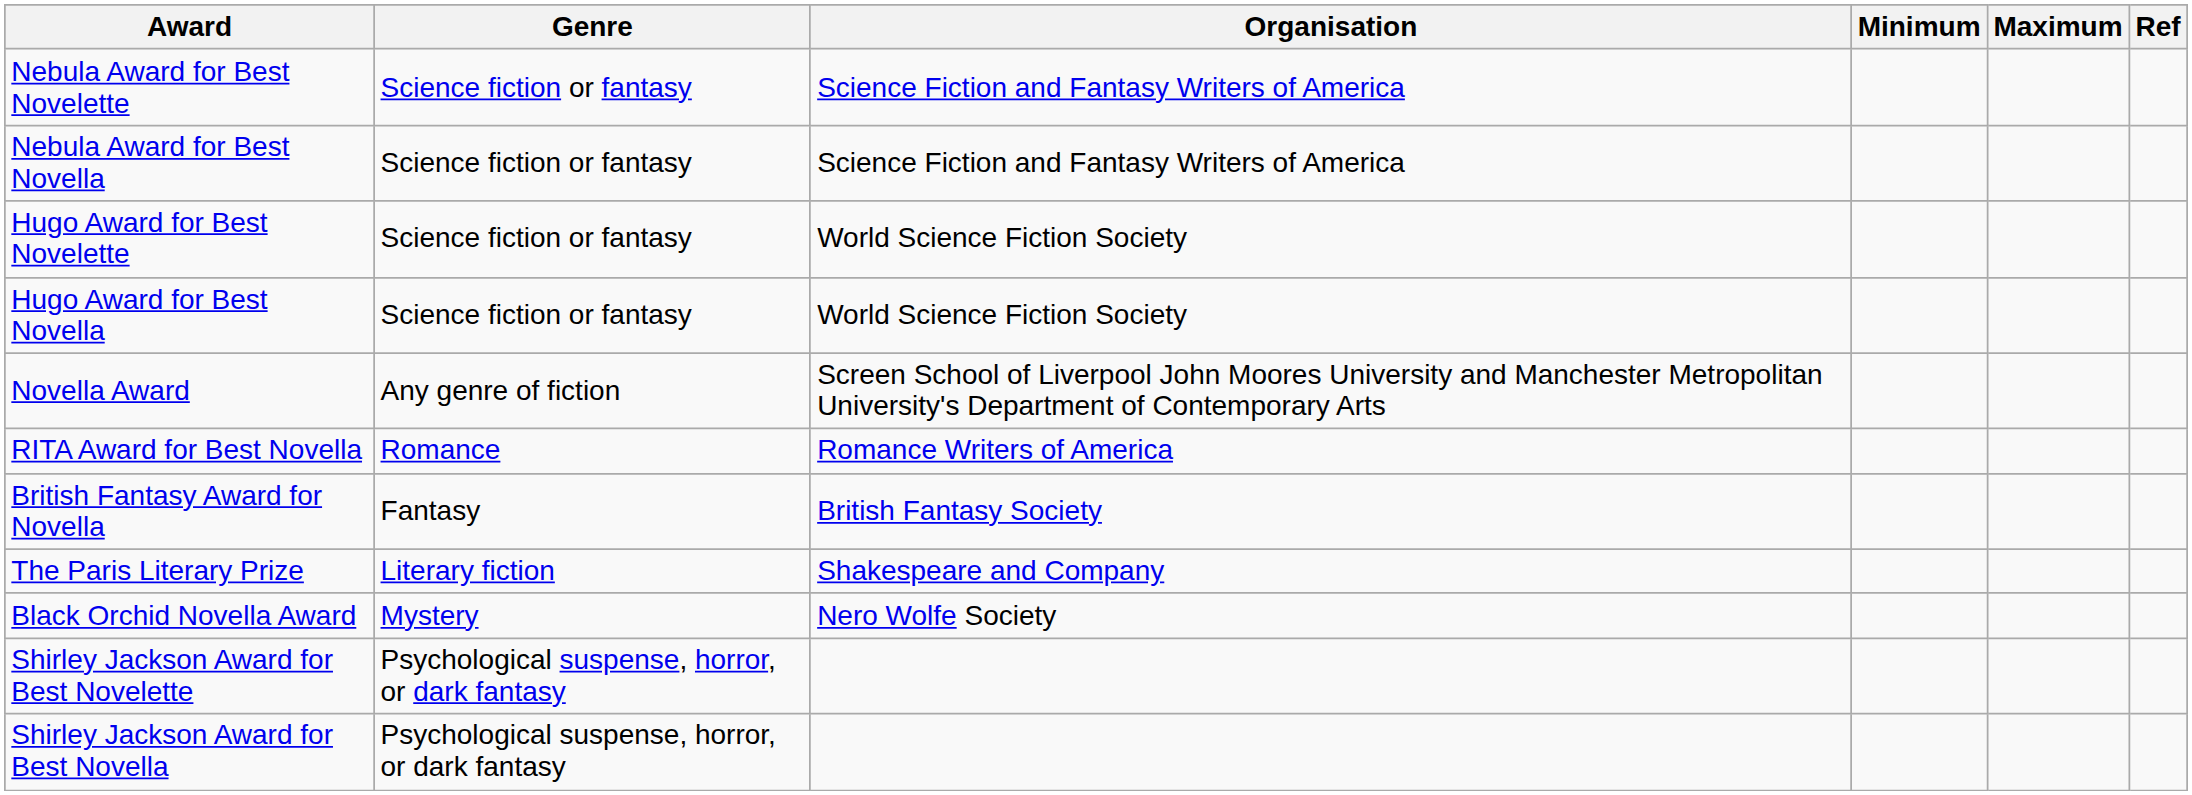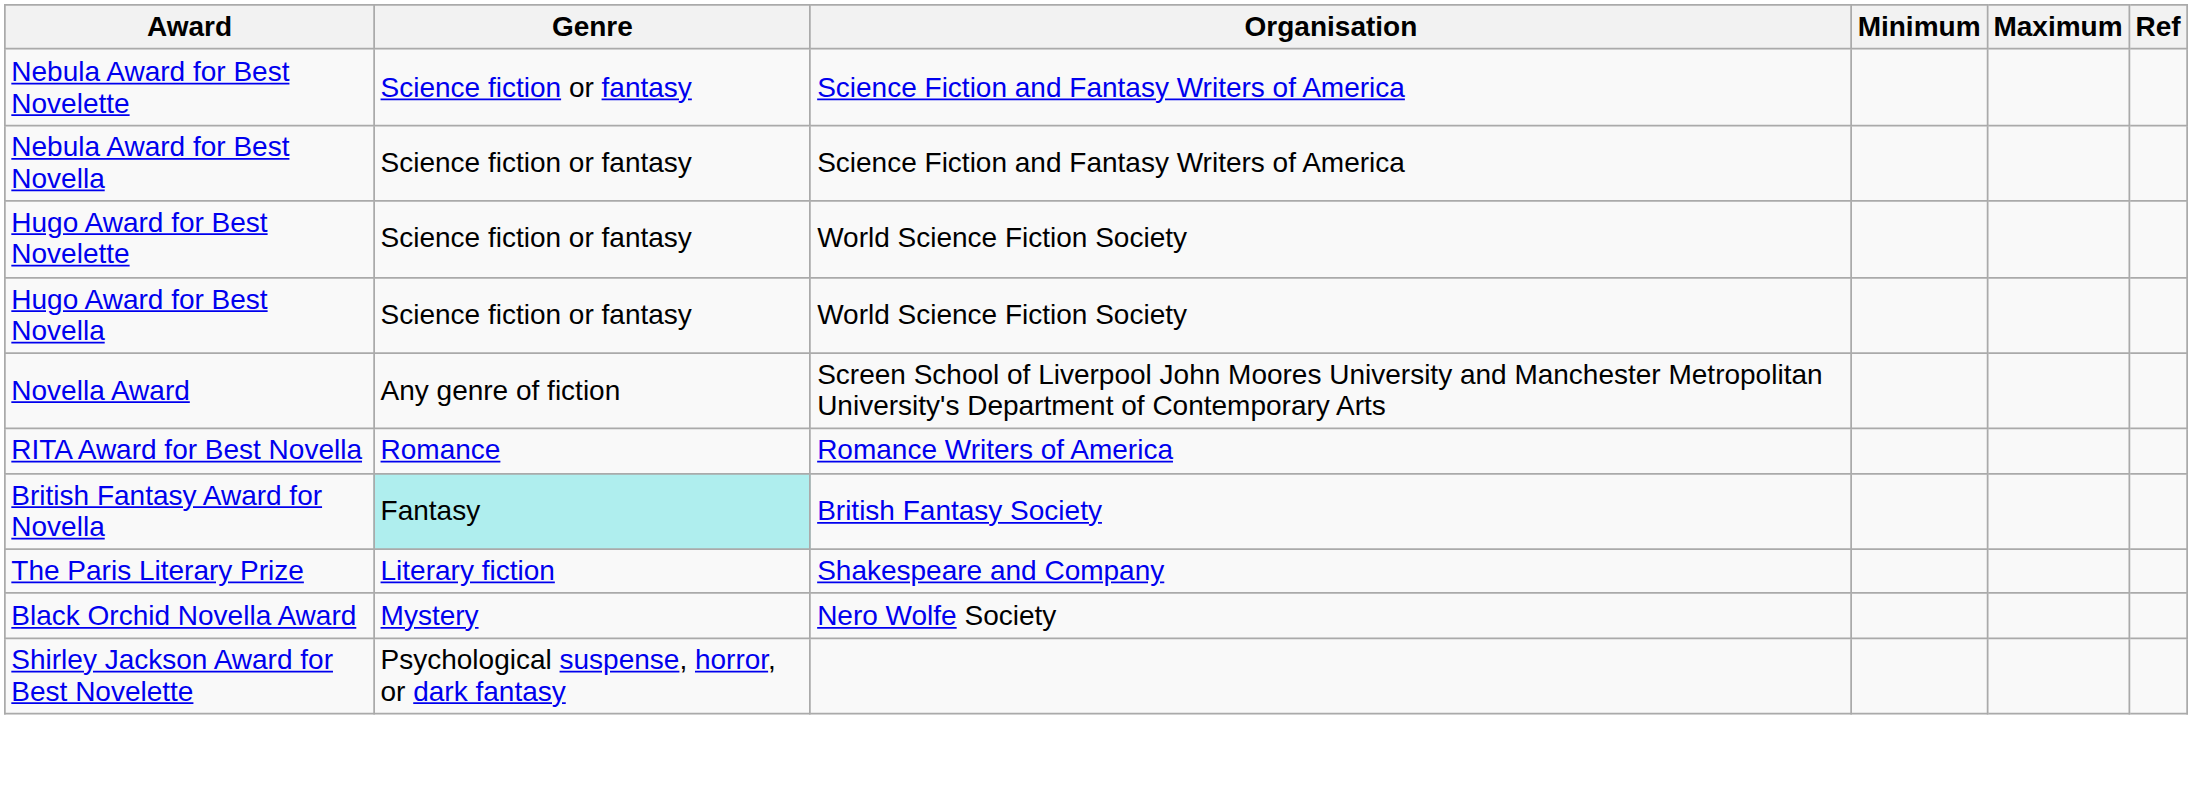(430, 510) no background -> (430, 510) paleturquoise background
- row: (172, 751)
